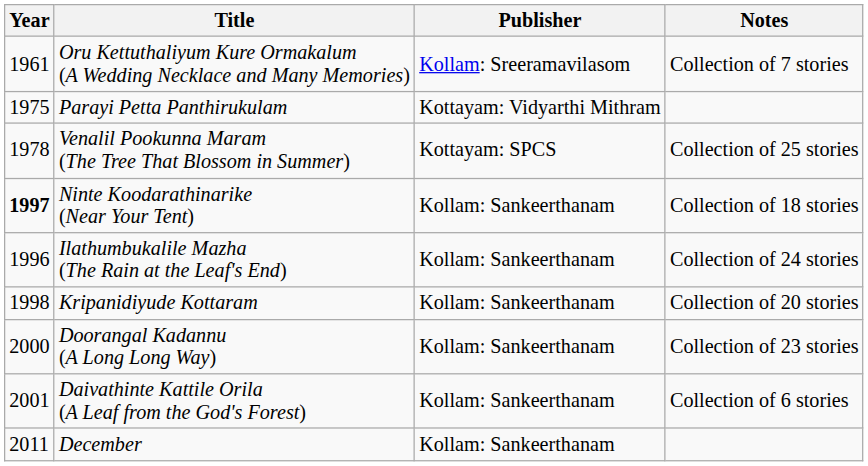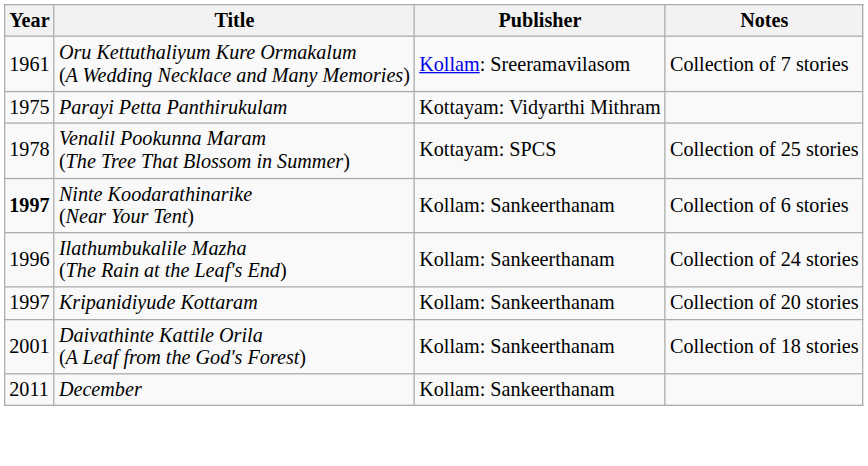(764, 205) Collection of 18 stories -> (759, 205) Collection of 6 stories
(29, 303) 1998 -> (29, 303) 1997
- row: (143, 346)
(759, 401) Collection of 6 stories -> (764, 346) Collection of 18 stories
